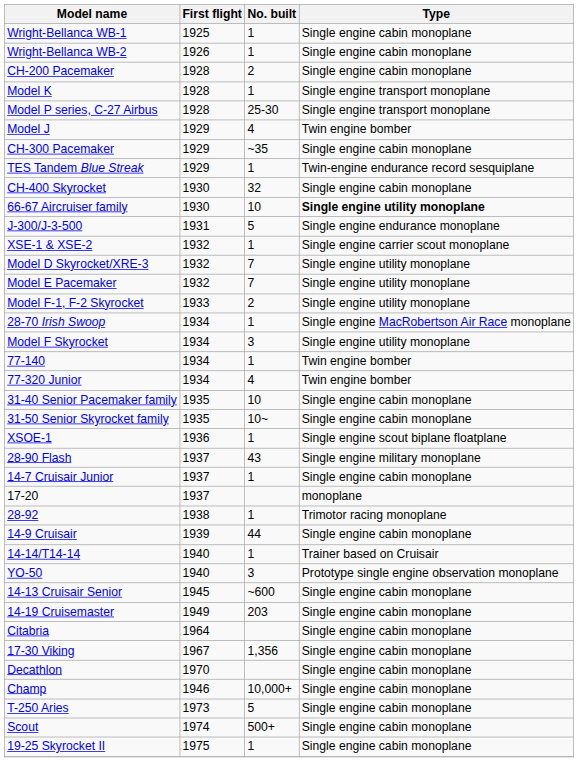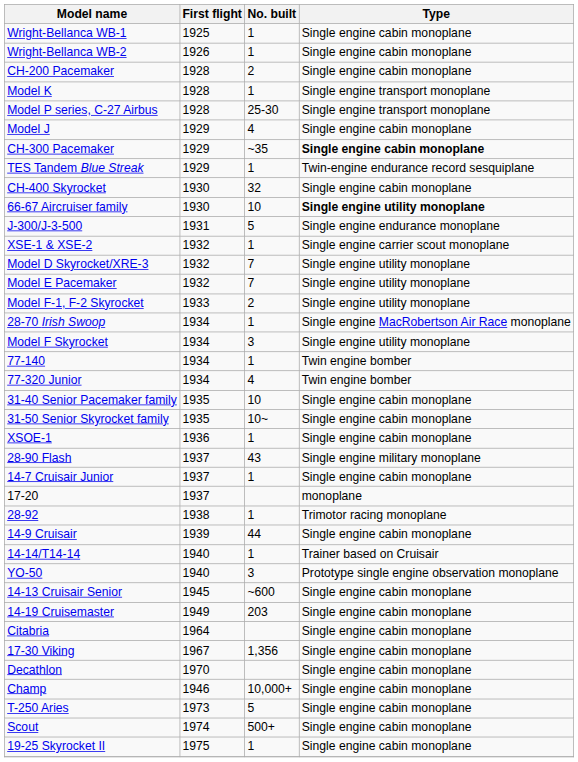(356, 129) Twin engine bomber -> (387, 129) Single engine cabin monoplane
(387, 149) normal -> (393, 149) bold
(404, 438) Single engine scout biplane floatplane -> (387, 438) Single engine cabin monoplane
